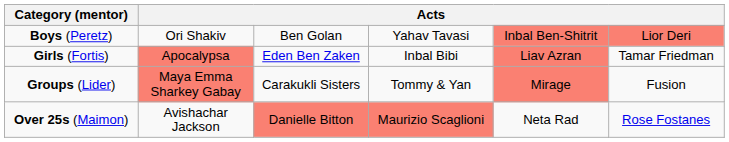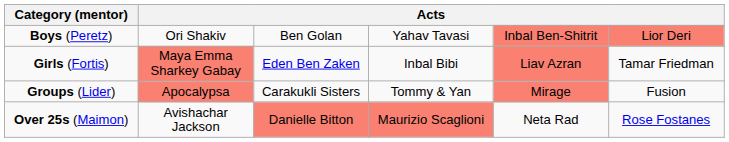(196, 57) Apocalypsa -> (196, 64) Maya Emma Sharkey Gabay
(196, 85) Maya Emma Sharkey Gabay -> (196, 92) Apocalypsa
